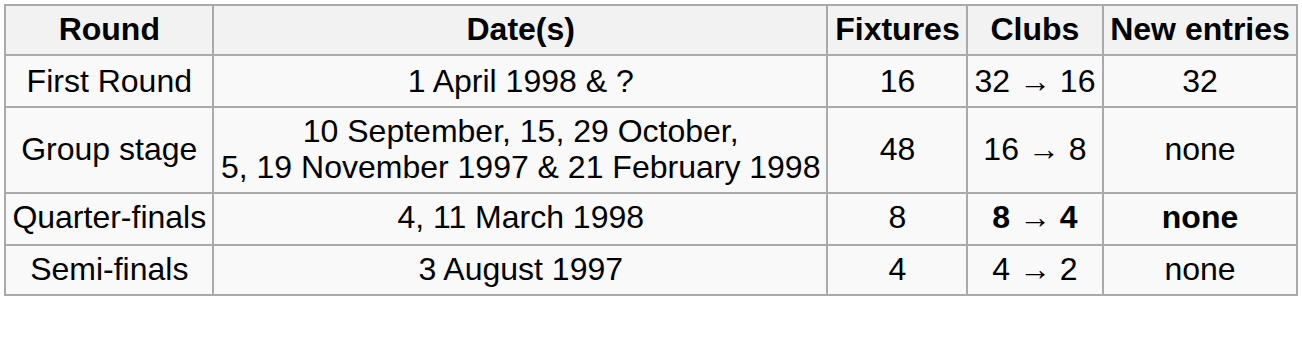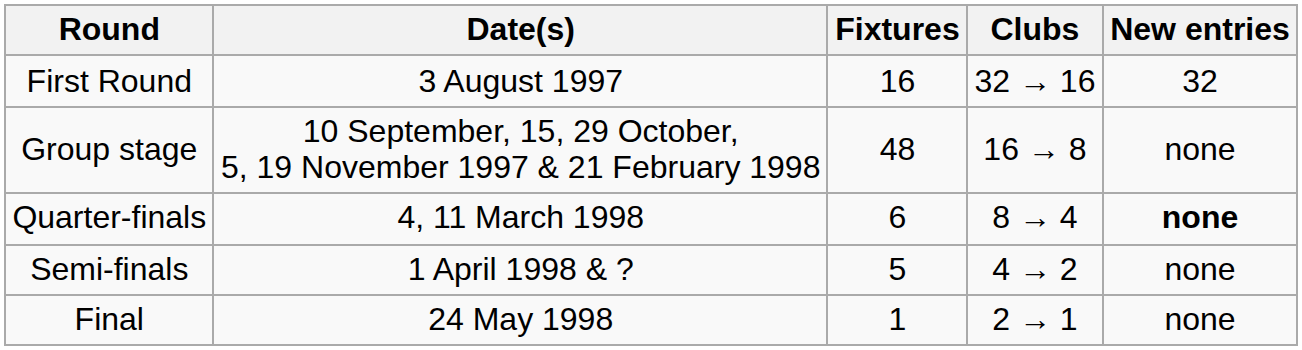(521, 80) 1 April 1998 & ? -> (521, 80) 3 August 1997
(897, 218) 8 -> (897, 218) 6
(1035, 218) bold -> (1035, 218) normal
(521, 268) 3 August 1997 -> (521, 268) 1 April 1998 & ?
(897, 268) 4 -> (897, 268) 5
+ row: (109, 319)
